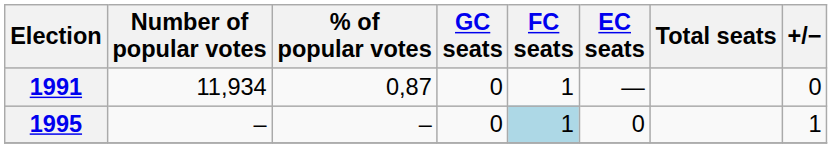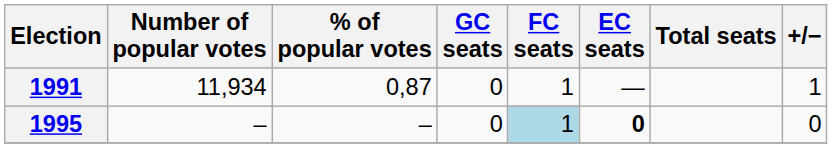(815, 86) 0 -> (815, 86) 1
(638, 124) normal -> (638, 124) bold
(815, 124) 1 -> (815, 124) 0
